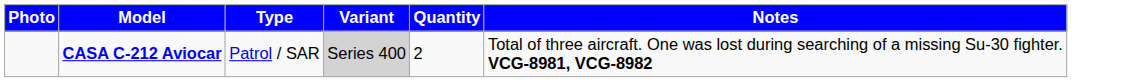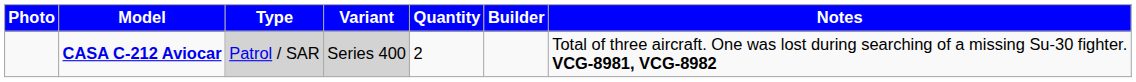+ column: (516, 17)
(274, 53) no background -> (274, 53) lightgrey background
